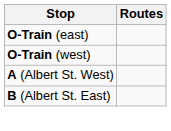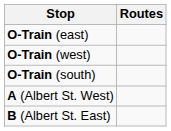+ row: (51, 75)
